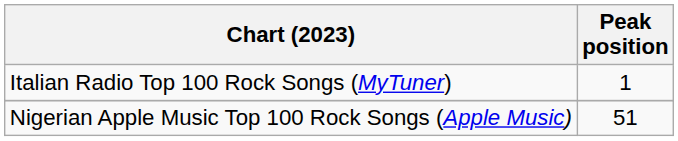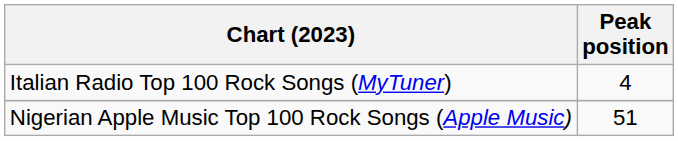(625, 82) 1 -> (625, 82) 4
